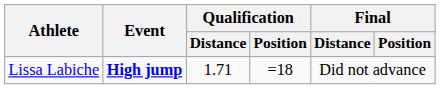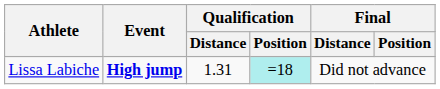(218, 70) 1.71 -> (218, 70) 1.31
(280, 70) no background -> (280, 70) paleturquoise background
